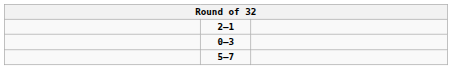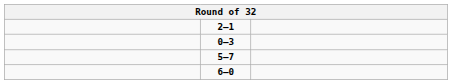+ row: (226, 72)
